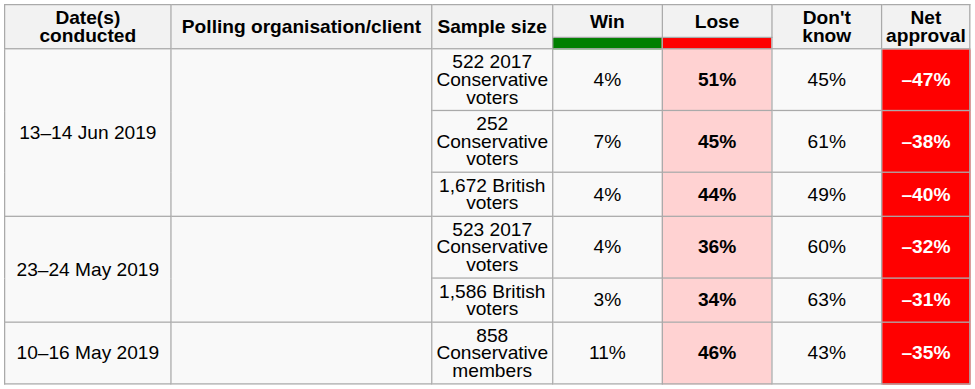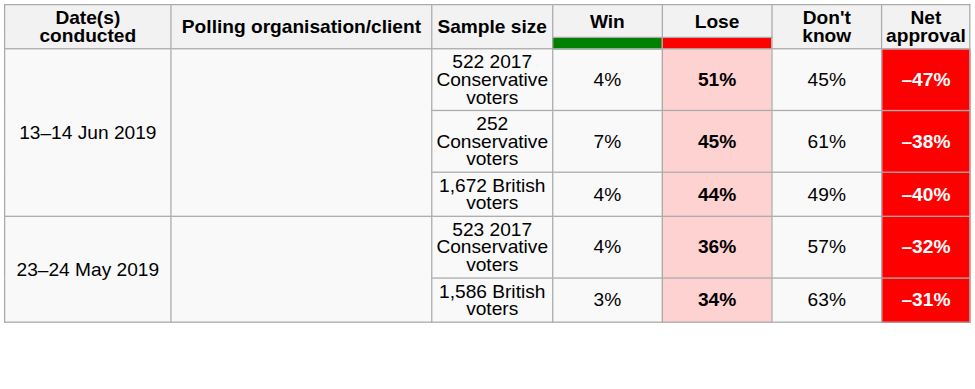(827, 247) 60% -> (827, 247) 57%
- row: (492, 353)
